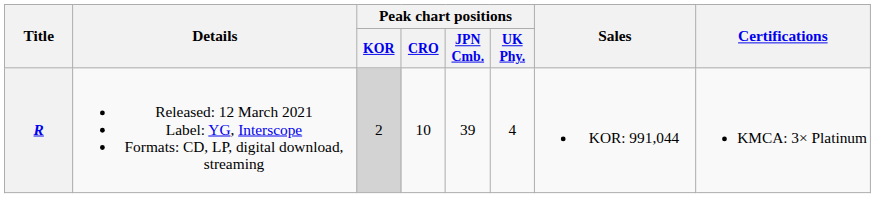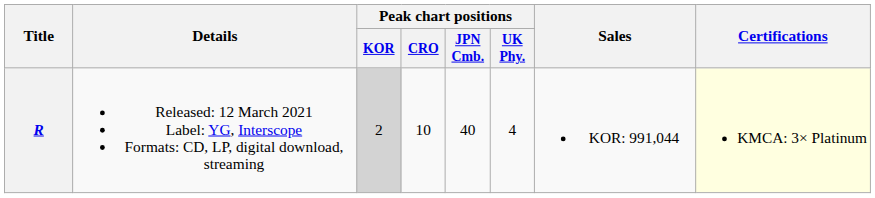(468, 130) 39 -> (468, 130) 40
(783, 139) no background -> (783, 139) lightyellow background
